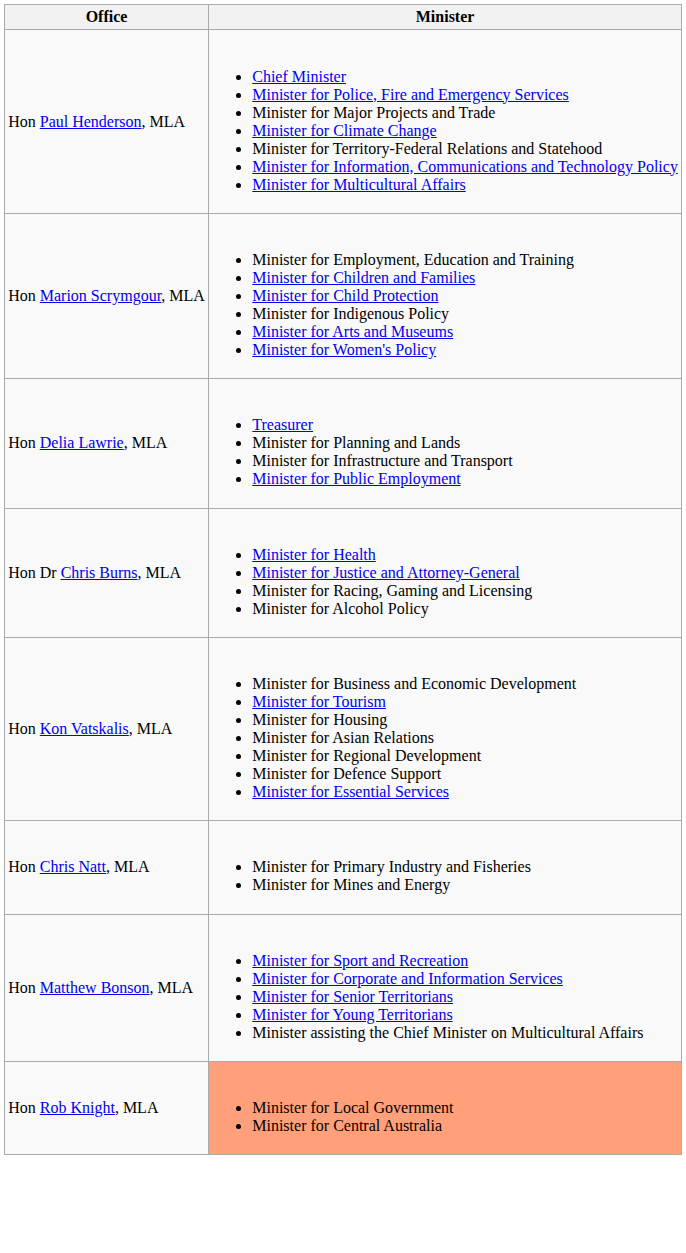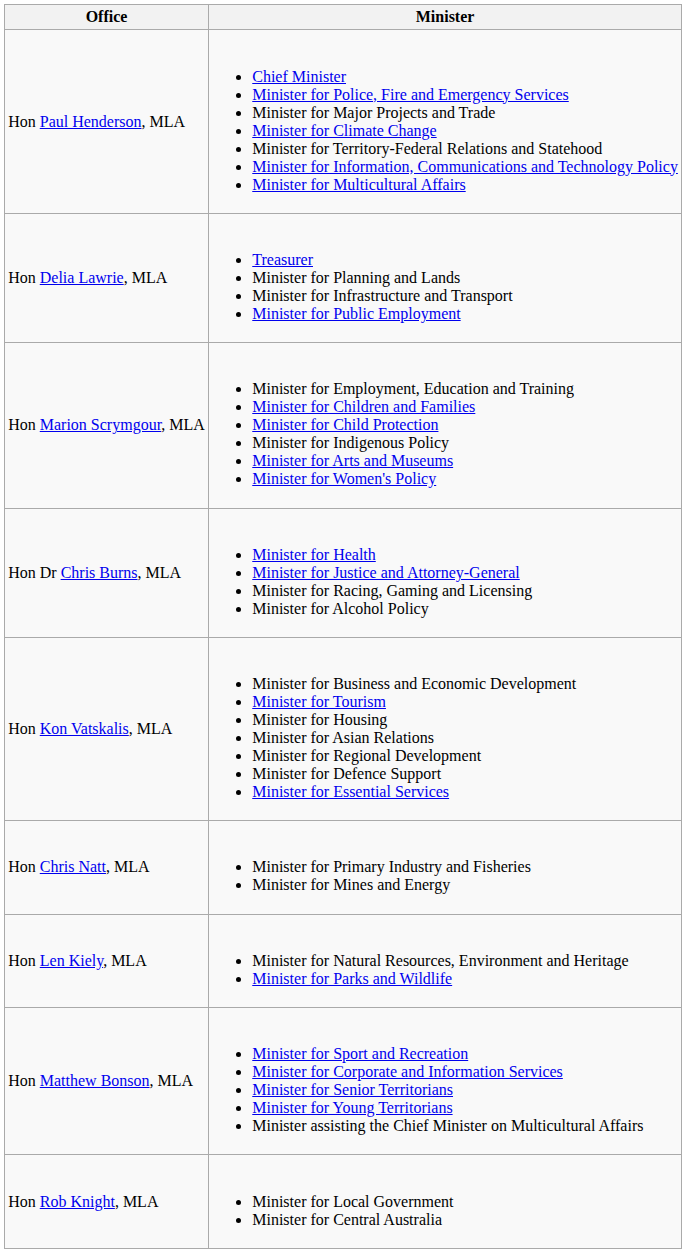rows swapped: (107, 295) <-> (88, 443)
+ row: (77, 960)
(445, 1117) lightsalmon background -> (445, 1211) no background
